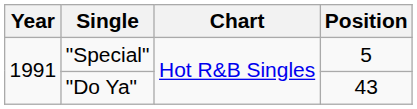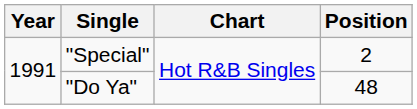(366, 54) 5 -> (366, 54) 2
(366, 87) 43 -> (366, 87) 48
